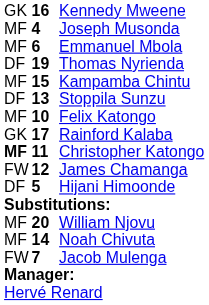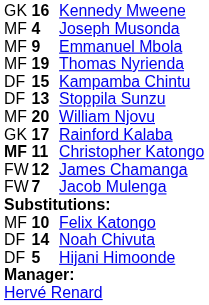(36, 46) 6 -> (36, 46) 9
(15, 64) DF -> (16, 64) MF
(16, 81) MF -> (15, 81) DF
rows swapped: (108, 116) <-> (107, 222)
rows swapped: (113, 257) <-> (117, 187)
(16, 240) MF -> (15, 240) DF
